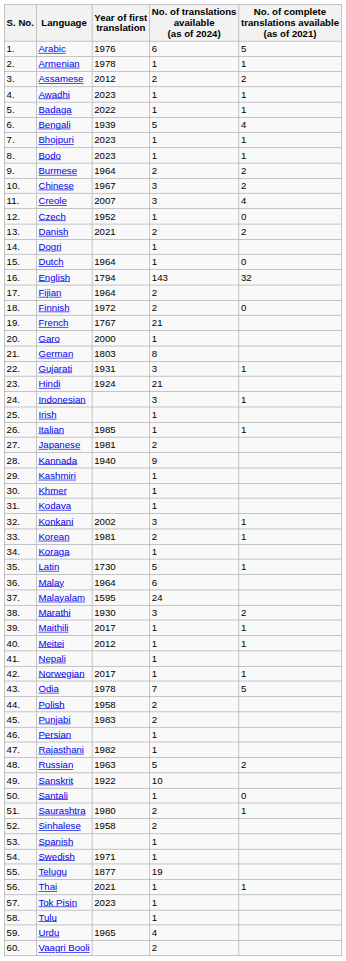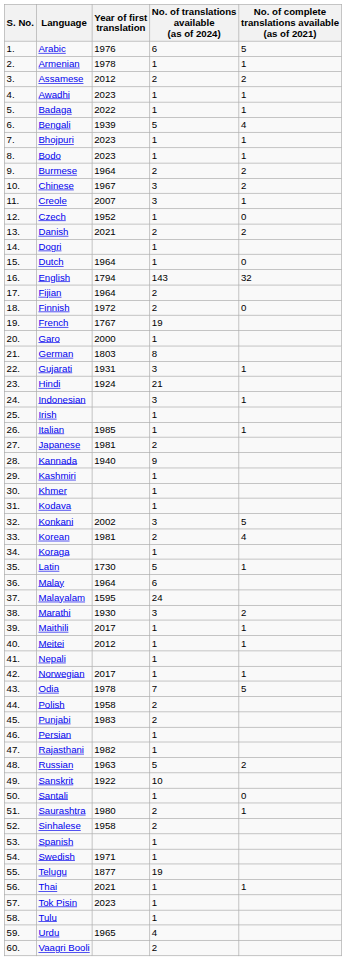(244, 201) 4 -> (244, 201) 1
(157, 323) 21 -> (157, 323) 19
(244, 522) 1 -> (244, 522) 5
(244, 537) 1 -> (244, 537) 4
